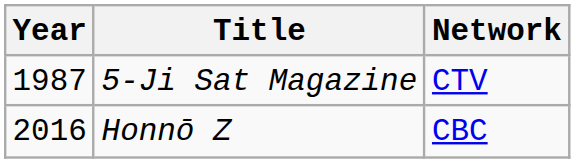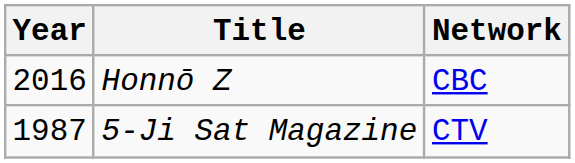rows swapped: (259, 81) <-> (167, 131)
